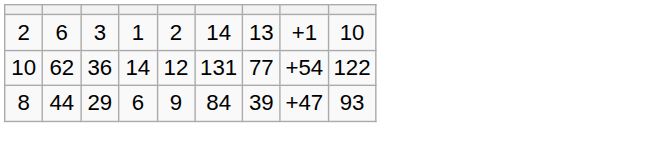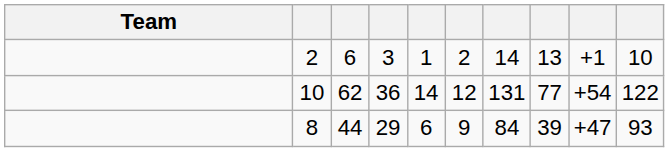+ column: (149, 22)
